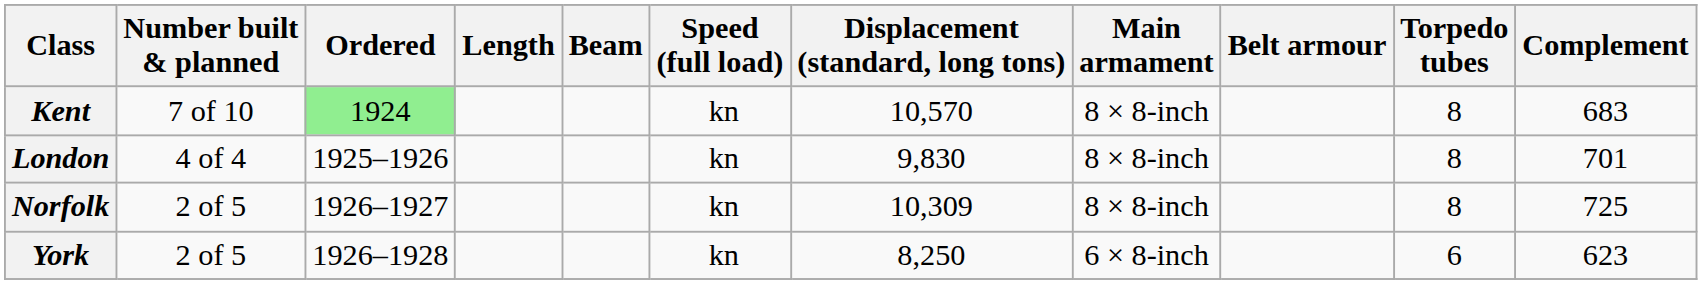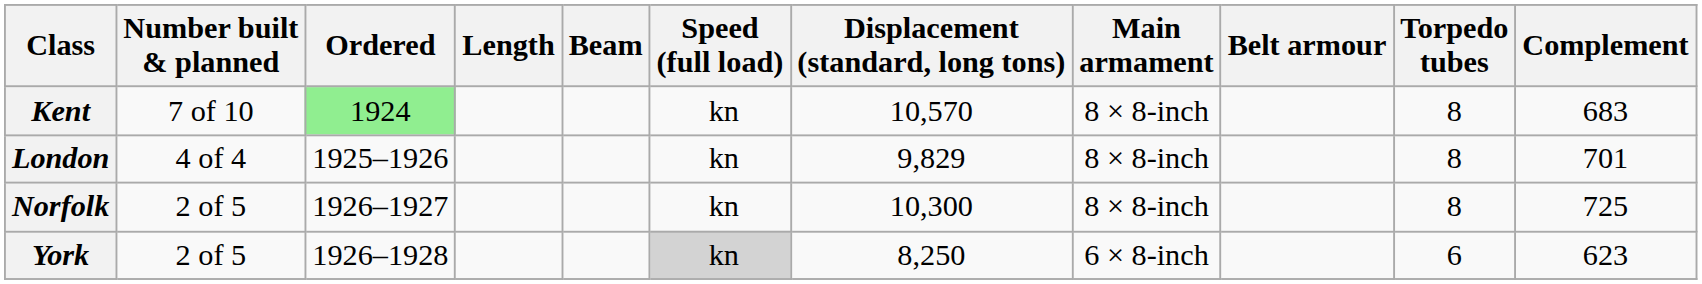(931, 158) 9,830 -> (931, 158) 9,829
(931, 206) 10,309 -> (931, 206) 10,300
(720, 254) no background -> (720, 254) lightgrey background
